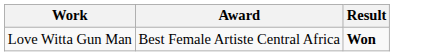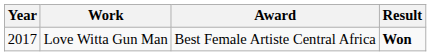+ column: (22, 16)
